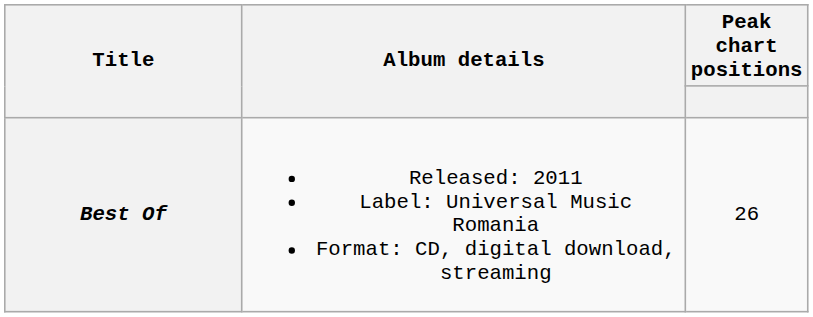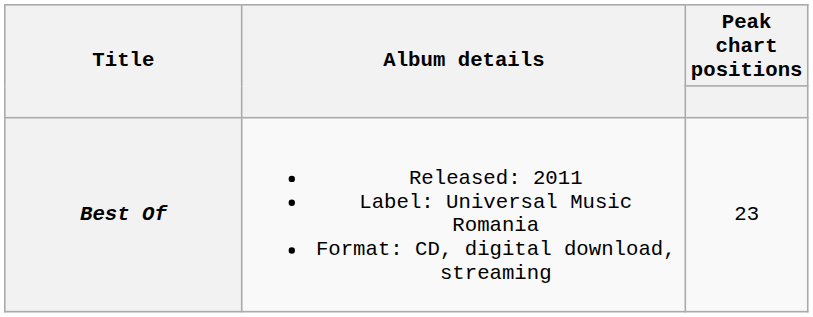(747, 215) 26 -> (747, 215) 23
